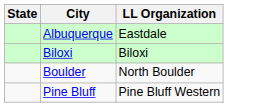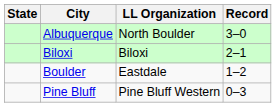+ column: (247, 14)
(143, 33) Eastdale -> (157, 33) North Boulder
(157, 72) North Boulder -> (143, 72) Eastdale
